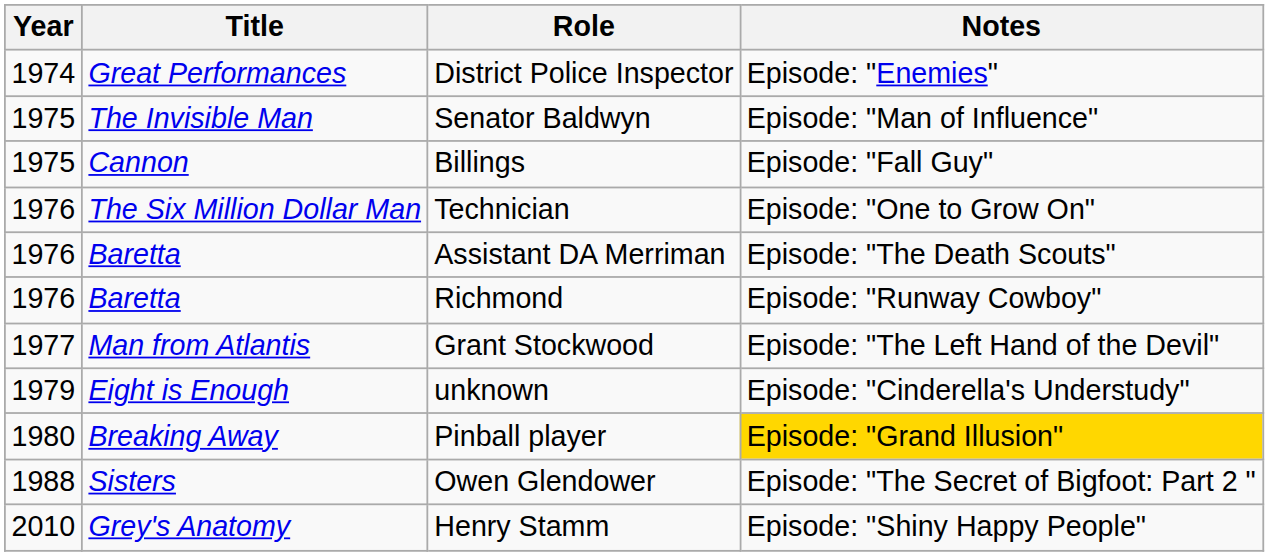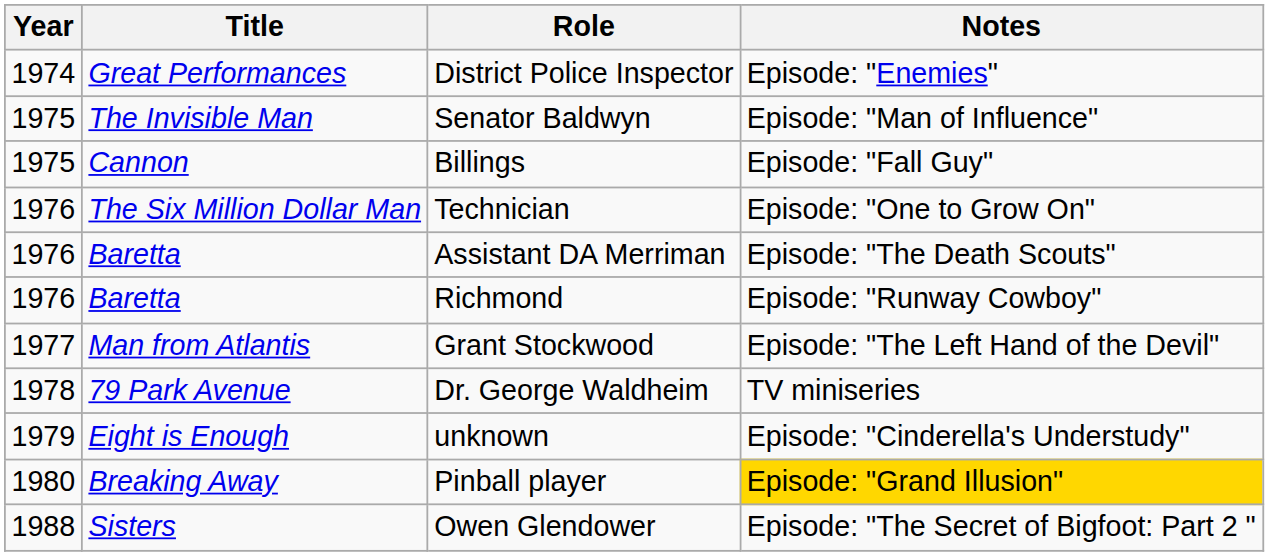+ row: (571, 390)
- row: (522, 526)
